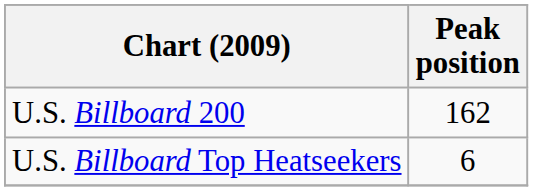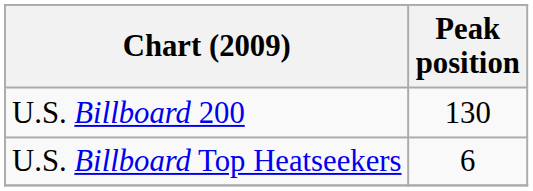(468, 112) 162 -> (468, 112) 130
